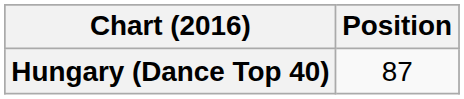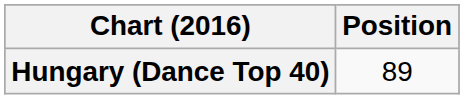(397, 70) 87 -> (397, 70) 89
